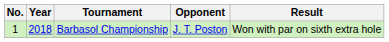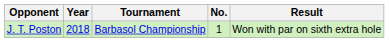columns swapped: (15, 13) <-> (200, 13)
